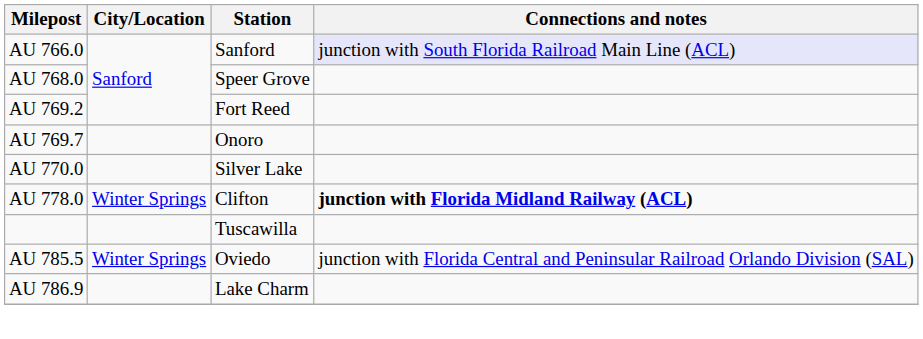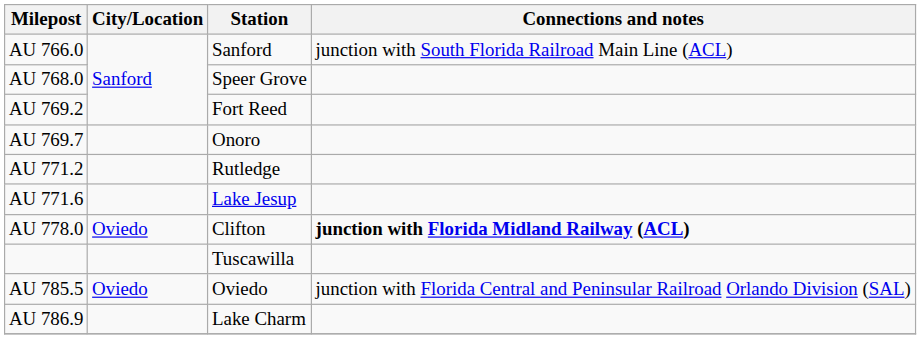(527, 49) lavender background -> (524, 49) no background
- row: (46, 169)
+ row: (46, 169)
+ row: (46, 199)
(149, 199) Winter Springs -> (120, 229) Oviedo
(149, 259) Winter Springs -> (120, 288) Oviedo
